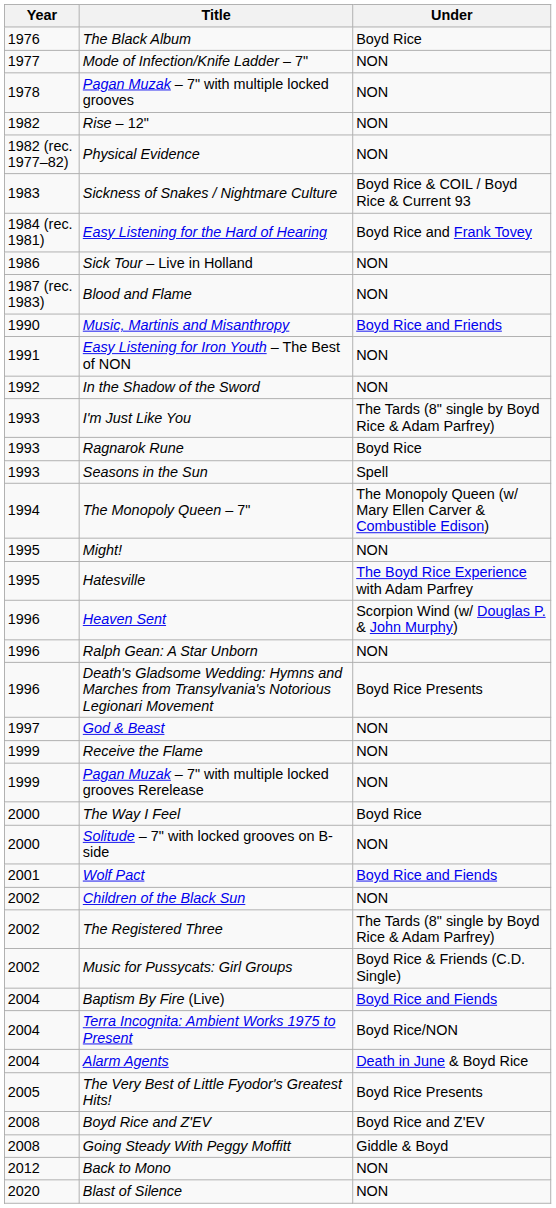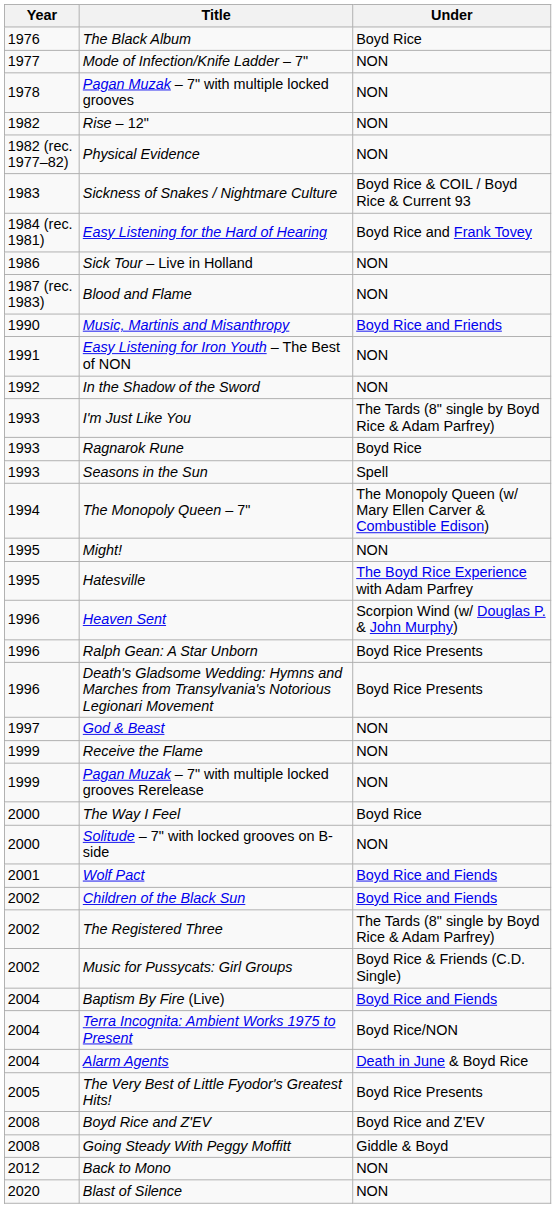(372, 650) NON -> (419, 650) Boyd Rice Presents
(372, 898) NON -> (427, 898) Boyd Rice and Fiends
